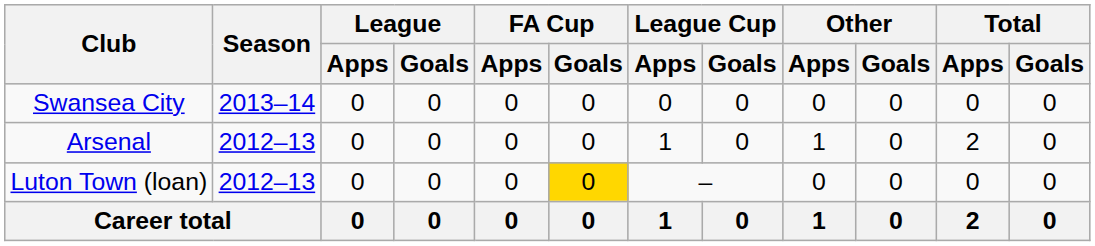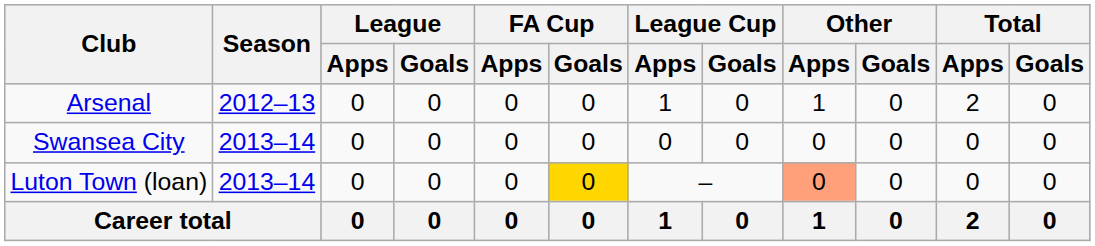rows swapped: (109, 142) <-> (109, 102)
(267, 181) 2012–13 -> (267, 181) 2013–14
(819, 181) no background -> (819, 181) lightsalmon background
